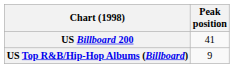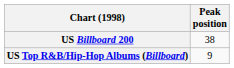(210, 39) 41 -> (210, 39) 38
